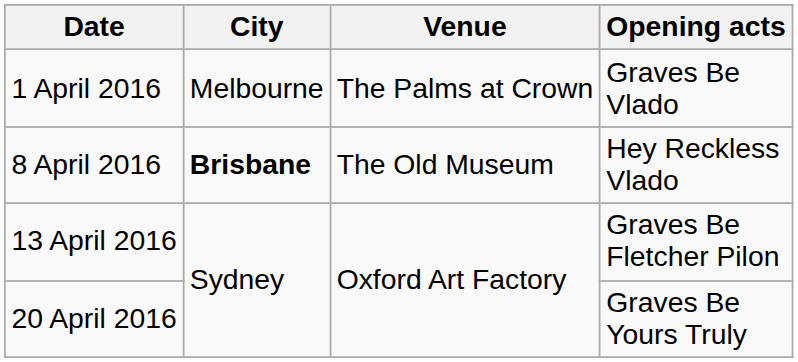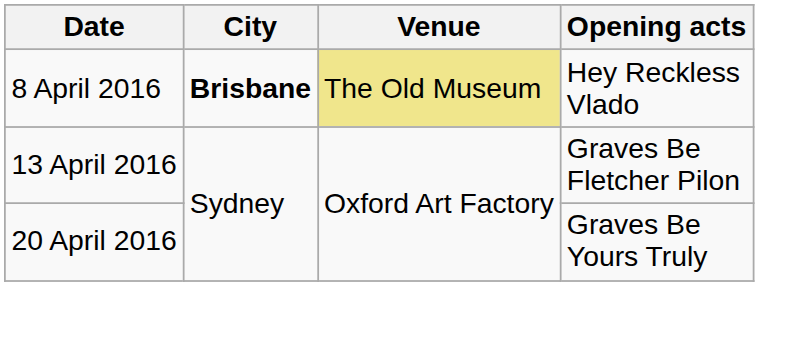- row: (86, 87)
(445, 164) no background -> (433, 87) khaki background
